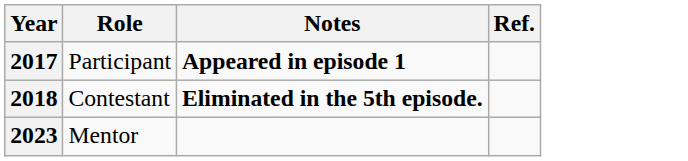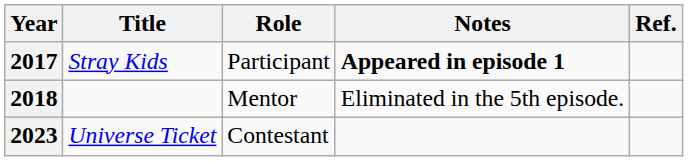+ column: (142, 23)
(119, 98) Contestant -> (262, 98) Mentor
(332, 98) bold -> (483, 98) normal
(103, 135) Mentor -> (278, 135) Contestant
